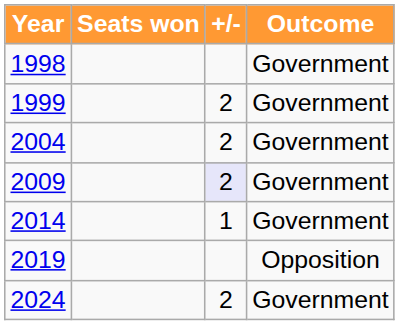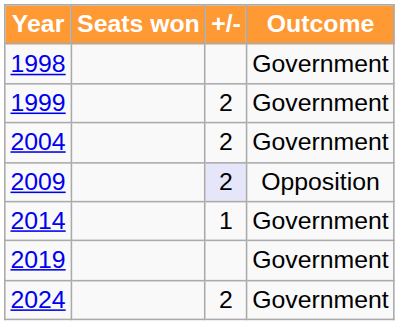(321, 181) Government -> (320, 181) Opposition
(320, 260) Opposition -> (321, 260) Government
